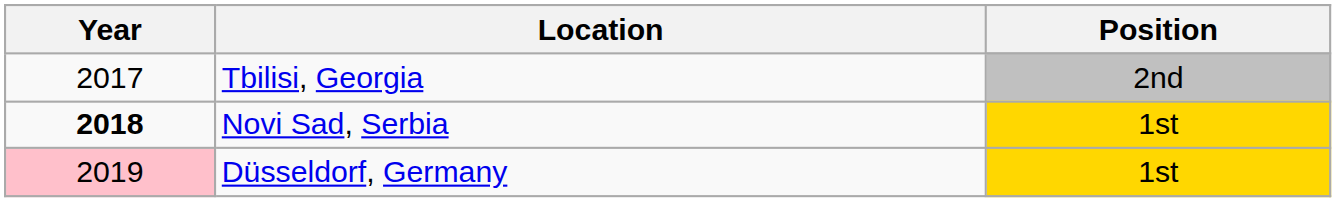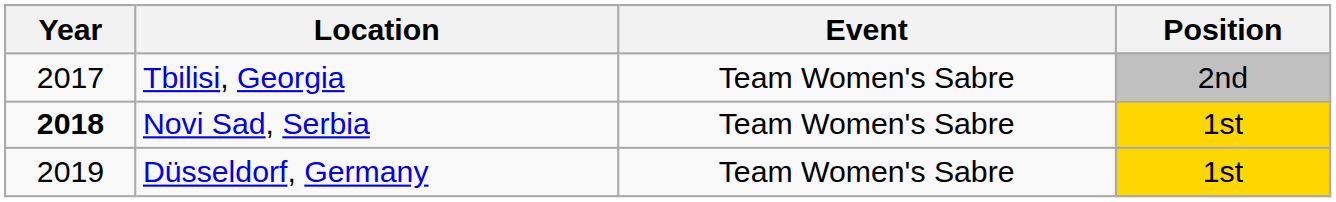+ column: (867, 29)
(110, 173) pink background -> (70, 173) no background
